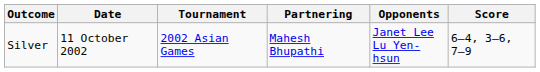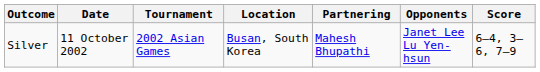+ column: (268, 14)
